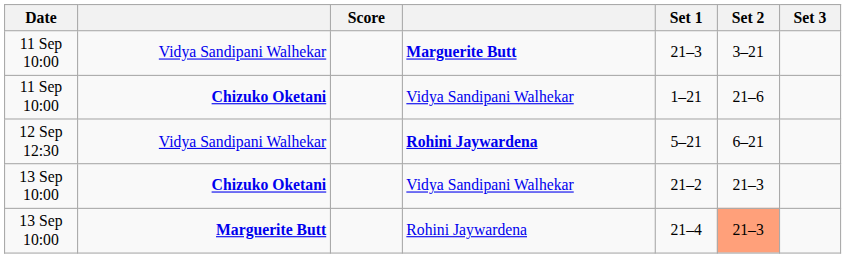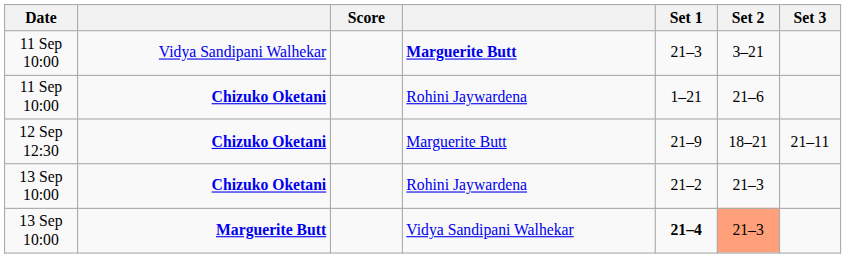(490, 97) Vidya Sandipani Walhekar -> (467, 97) Rohini Jaywardena
+ row: (41, 141)
- row: (41, 141)
(490, 186) Vidya Sandipani Walhekar -> (467, 186) Rohini Jaywardena
(467, 230) Rohini Jaywardena -> (490, 230) Vidya Sandipani Walhekar
(686, 230) normal -> (686, 230) bold
